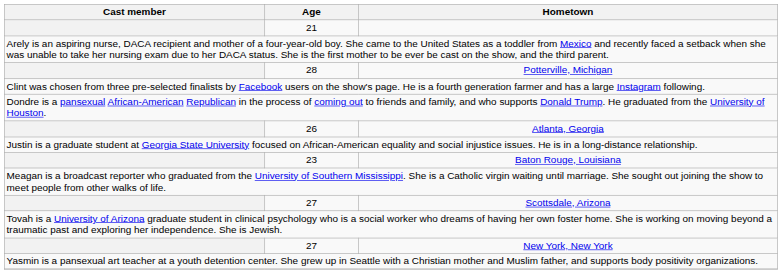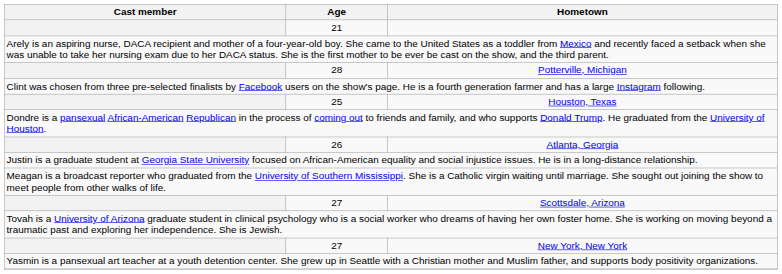+ row: (337, 102)
- row: (311, 160)
